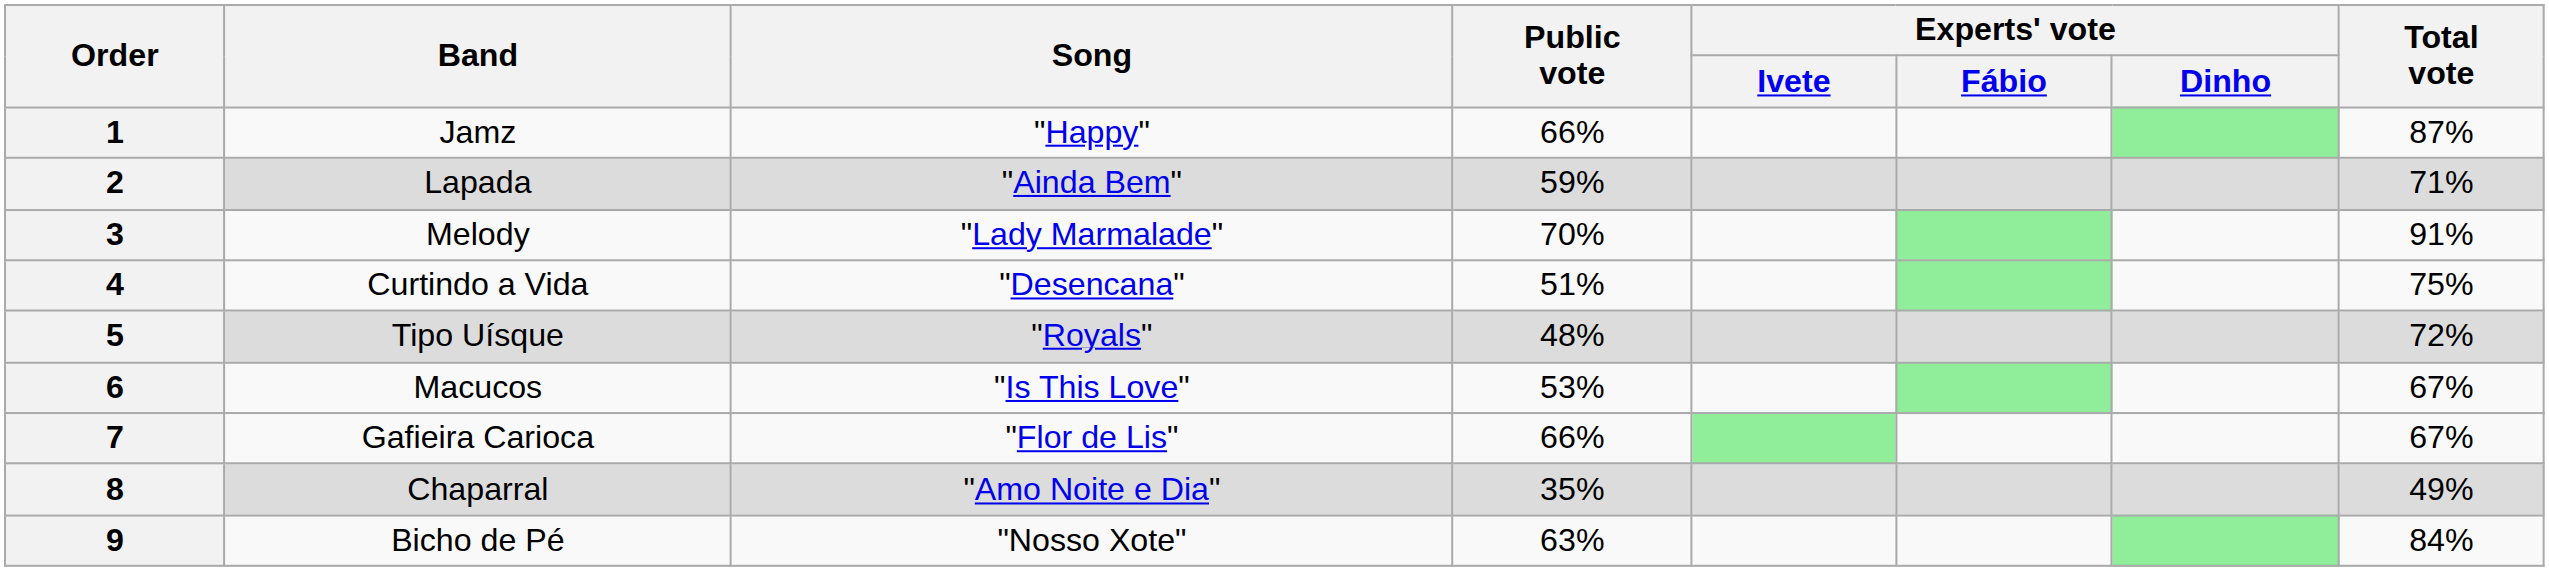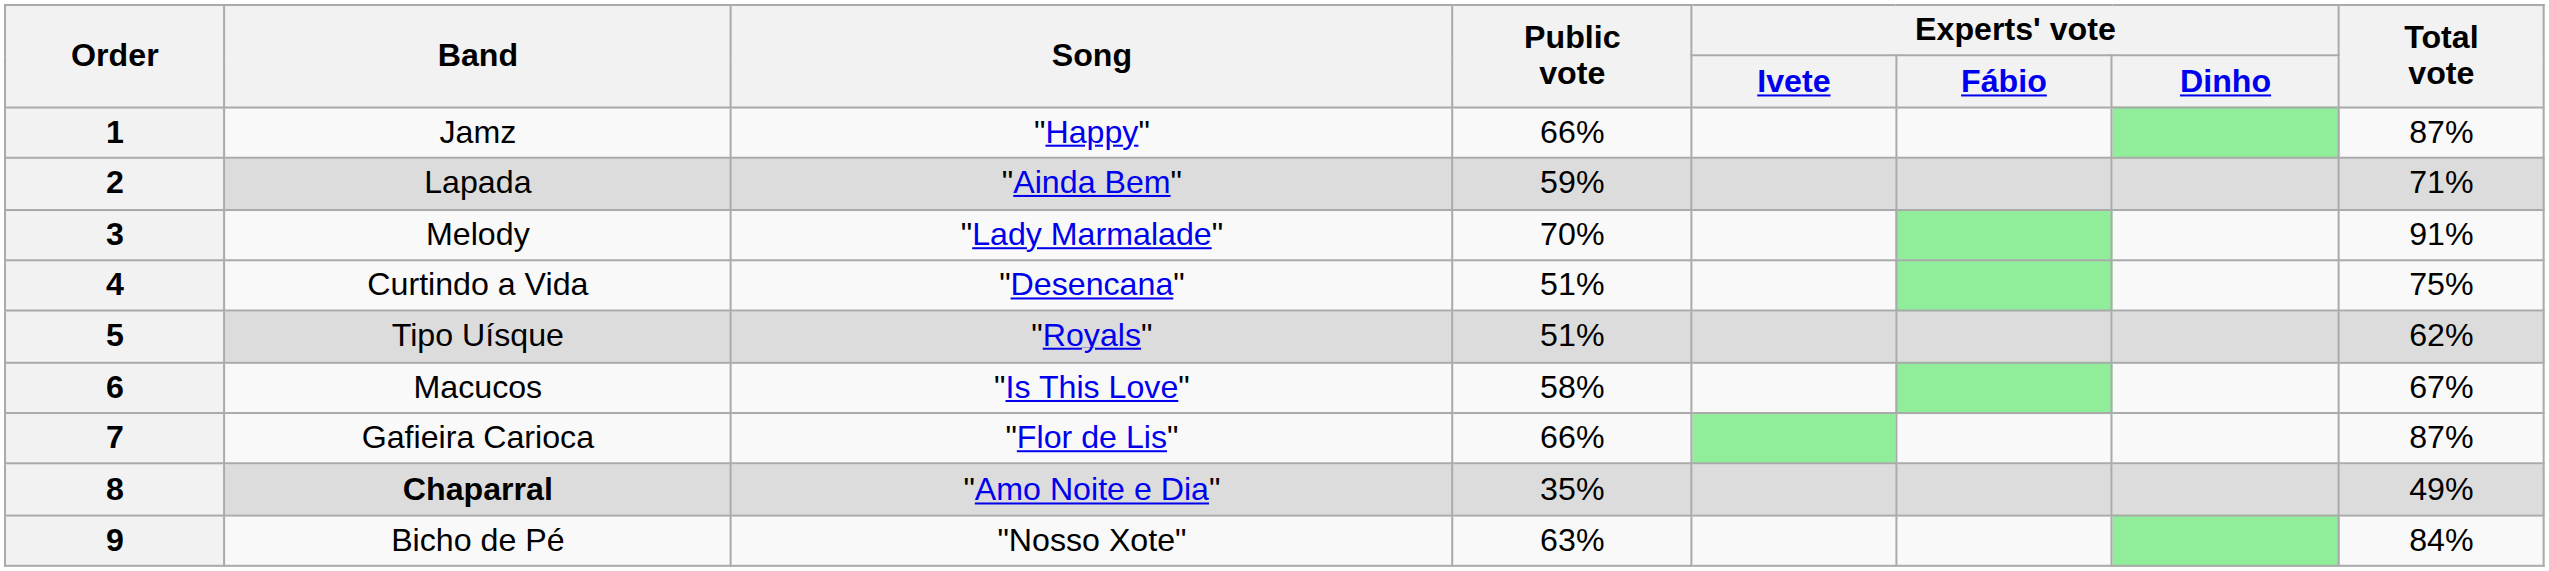(1572, 336) 48% -> (1572, 336) 51%
(2441, 336) 72% -> (2441, 336) 62%
(1572, 387) 53% -> (1572, 387) 58%
(2441, 438) 67% -> (2441, 438) 87%
(478, 489) normal -> (478, 489) bold
